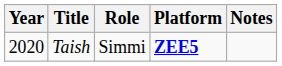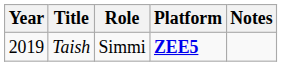(26, 46) 2020 -> (26, 46) 2019
